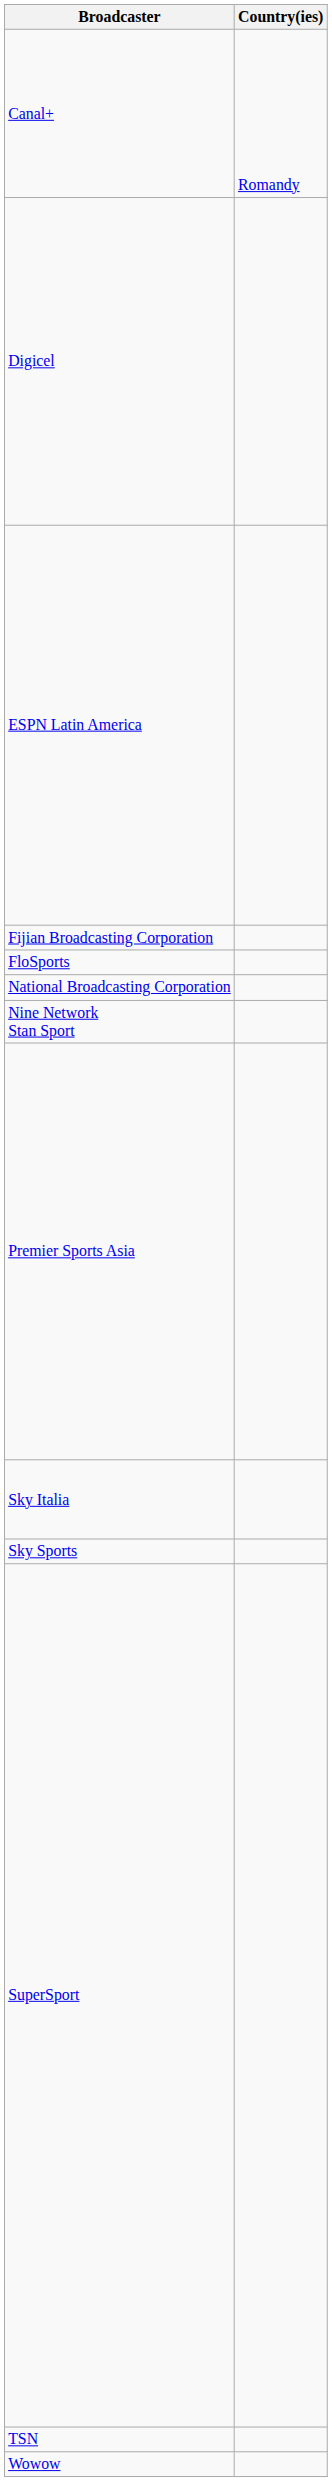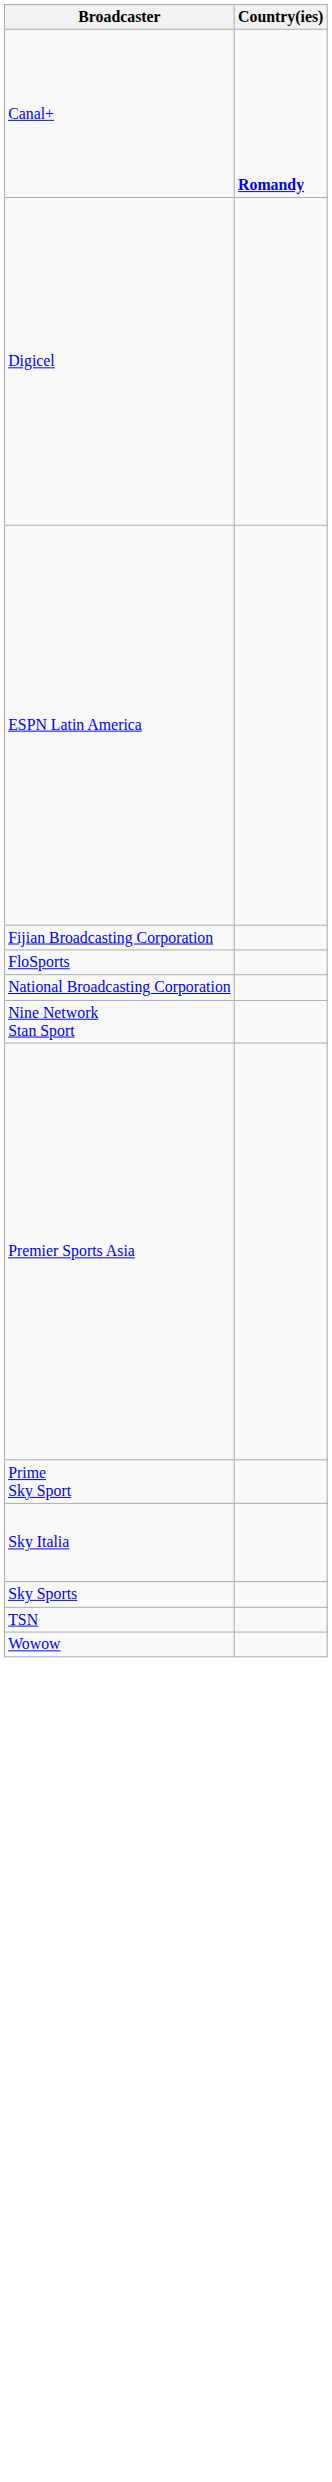(269, 184) normal -> (271, 184) bold
+ row: (40, 1481)
- row: (44, 1995)
